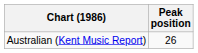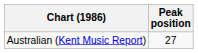(171, 40) 26 -> (171, 40) 27
